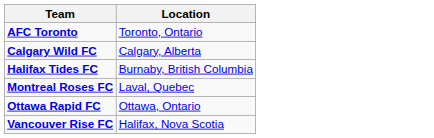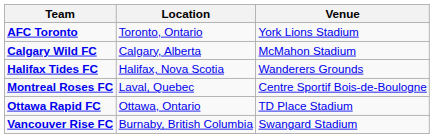+ column: (343, 13)
(186, 69) Burnaby, British Columbia -> (171, 69) Halifax, Nova Scotia
(171, 124) Halifax, Nova Scotia -> (186, 124) Burnaby, British Columbia
